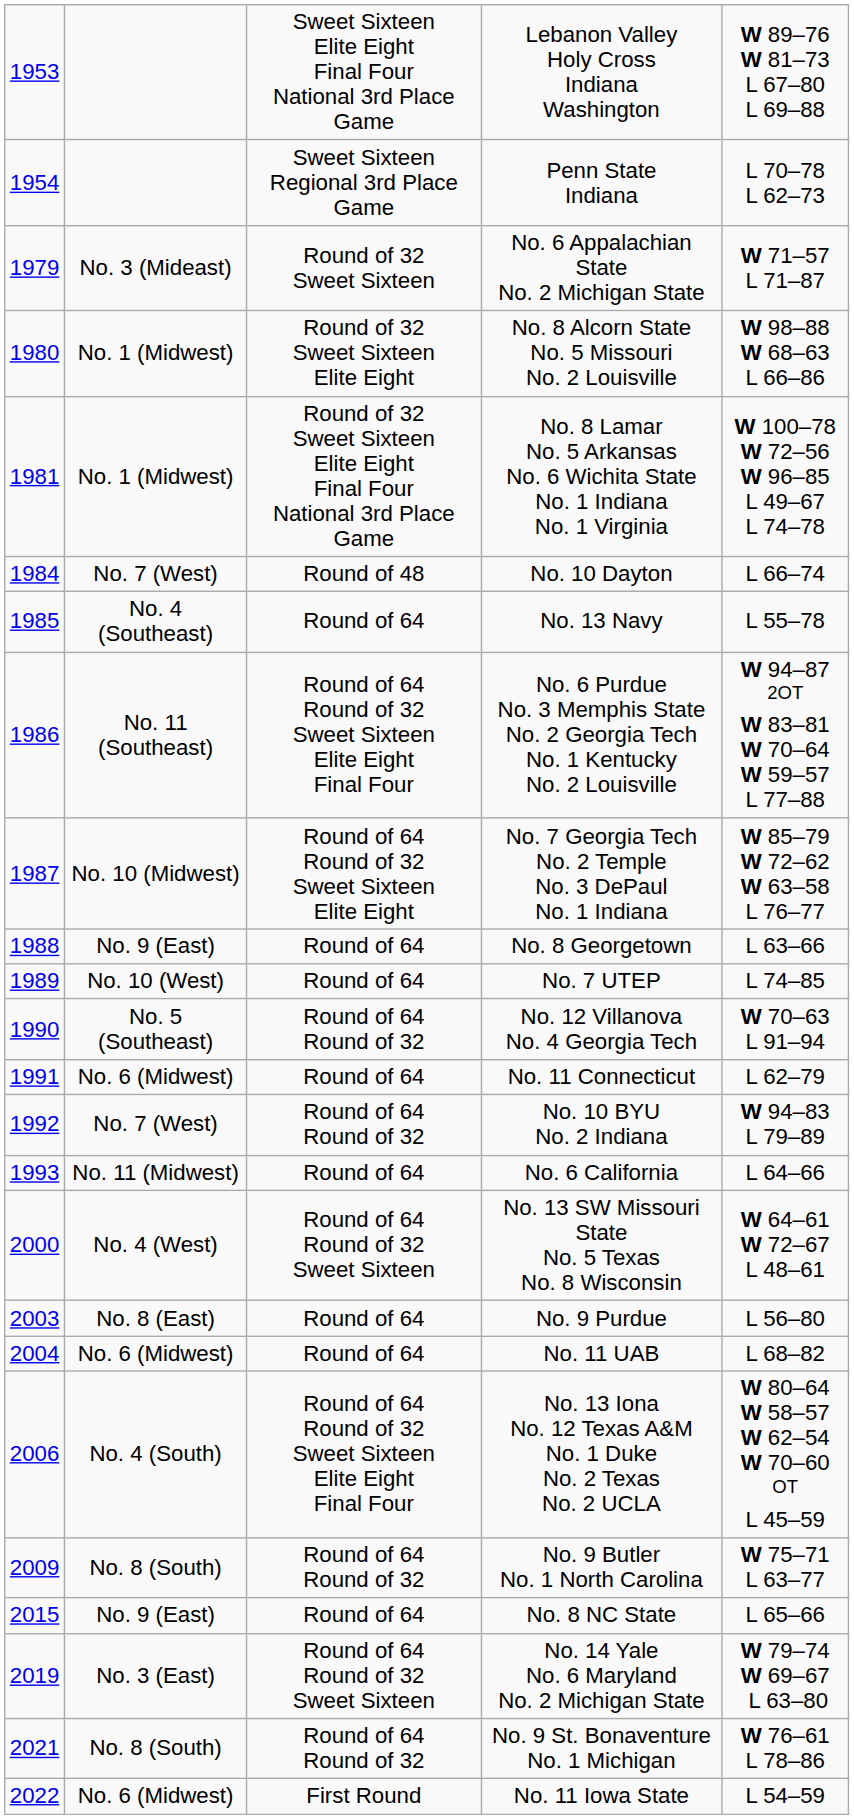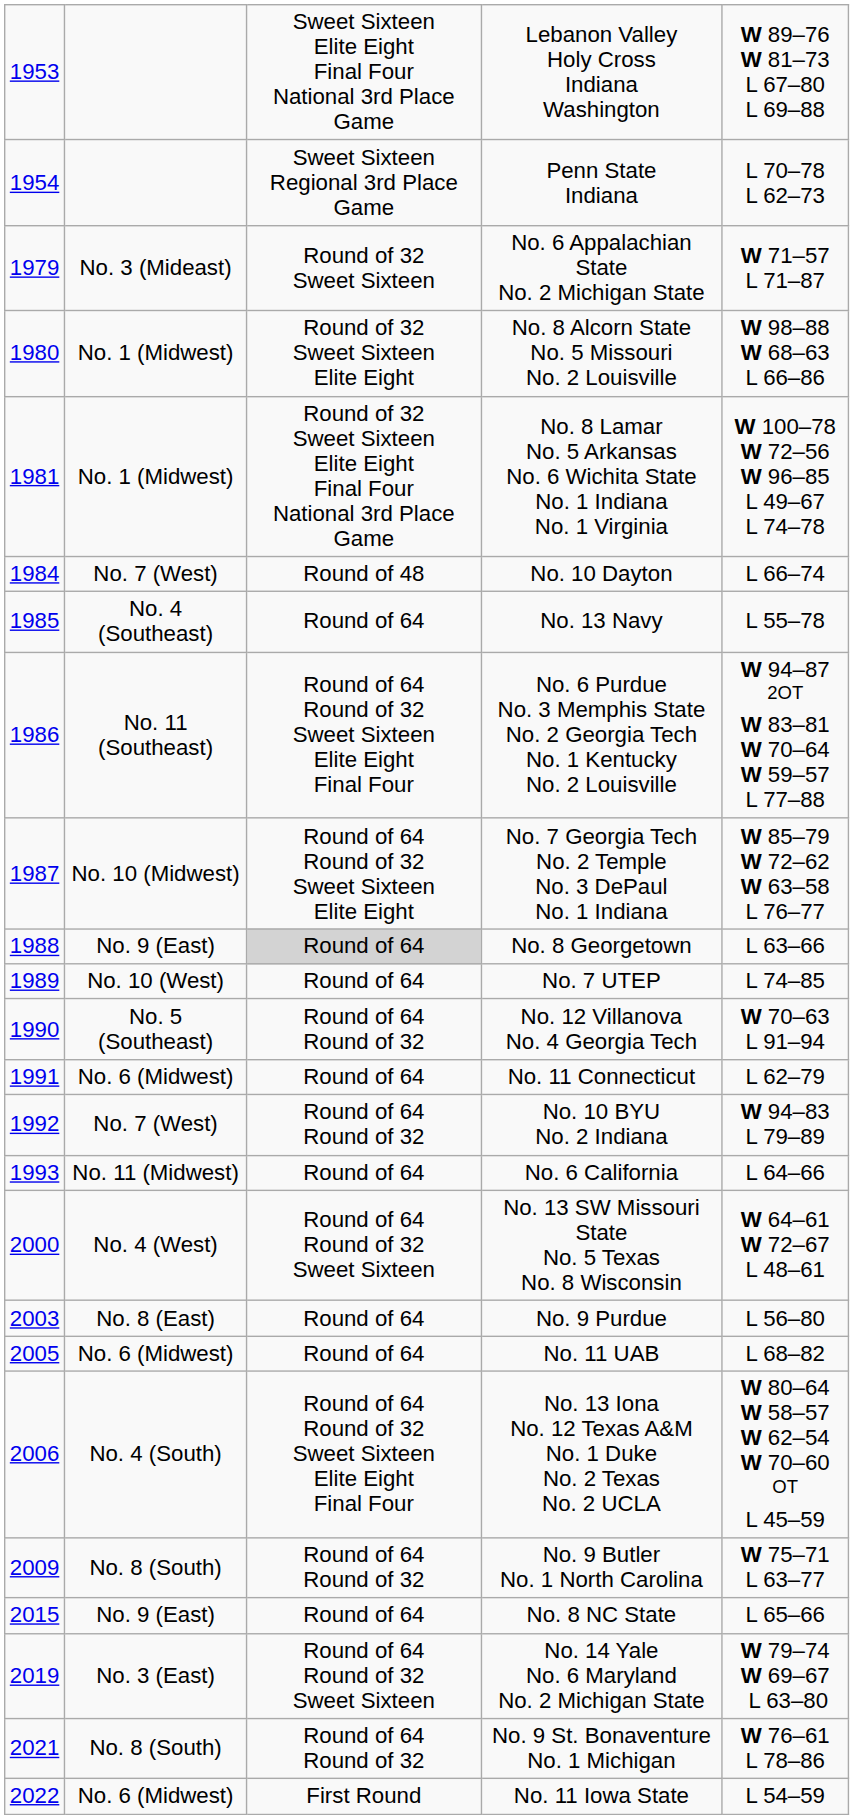(364, 946) no background -> (364, 946) lightgrey background
(35, 1353) 2004 -> (35, 1353) 2005
